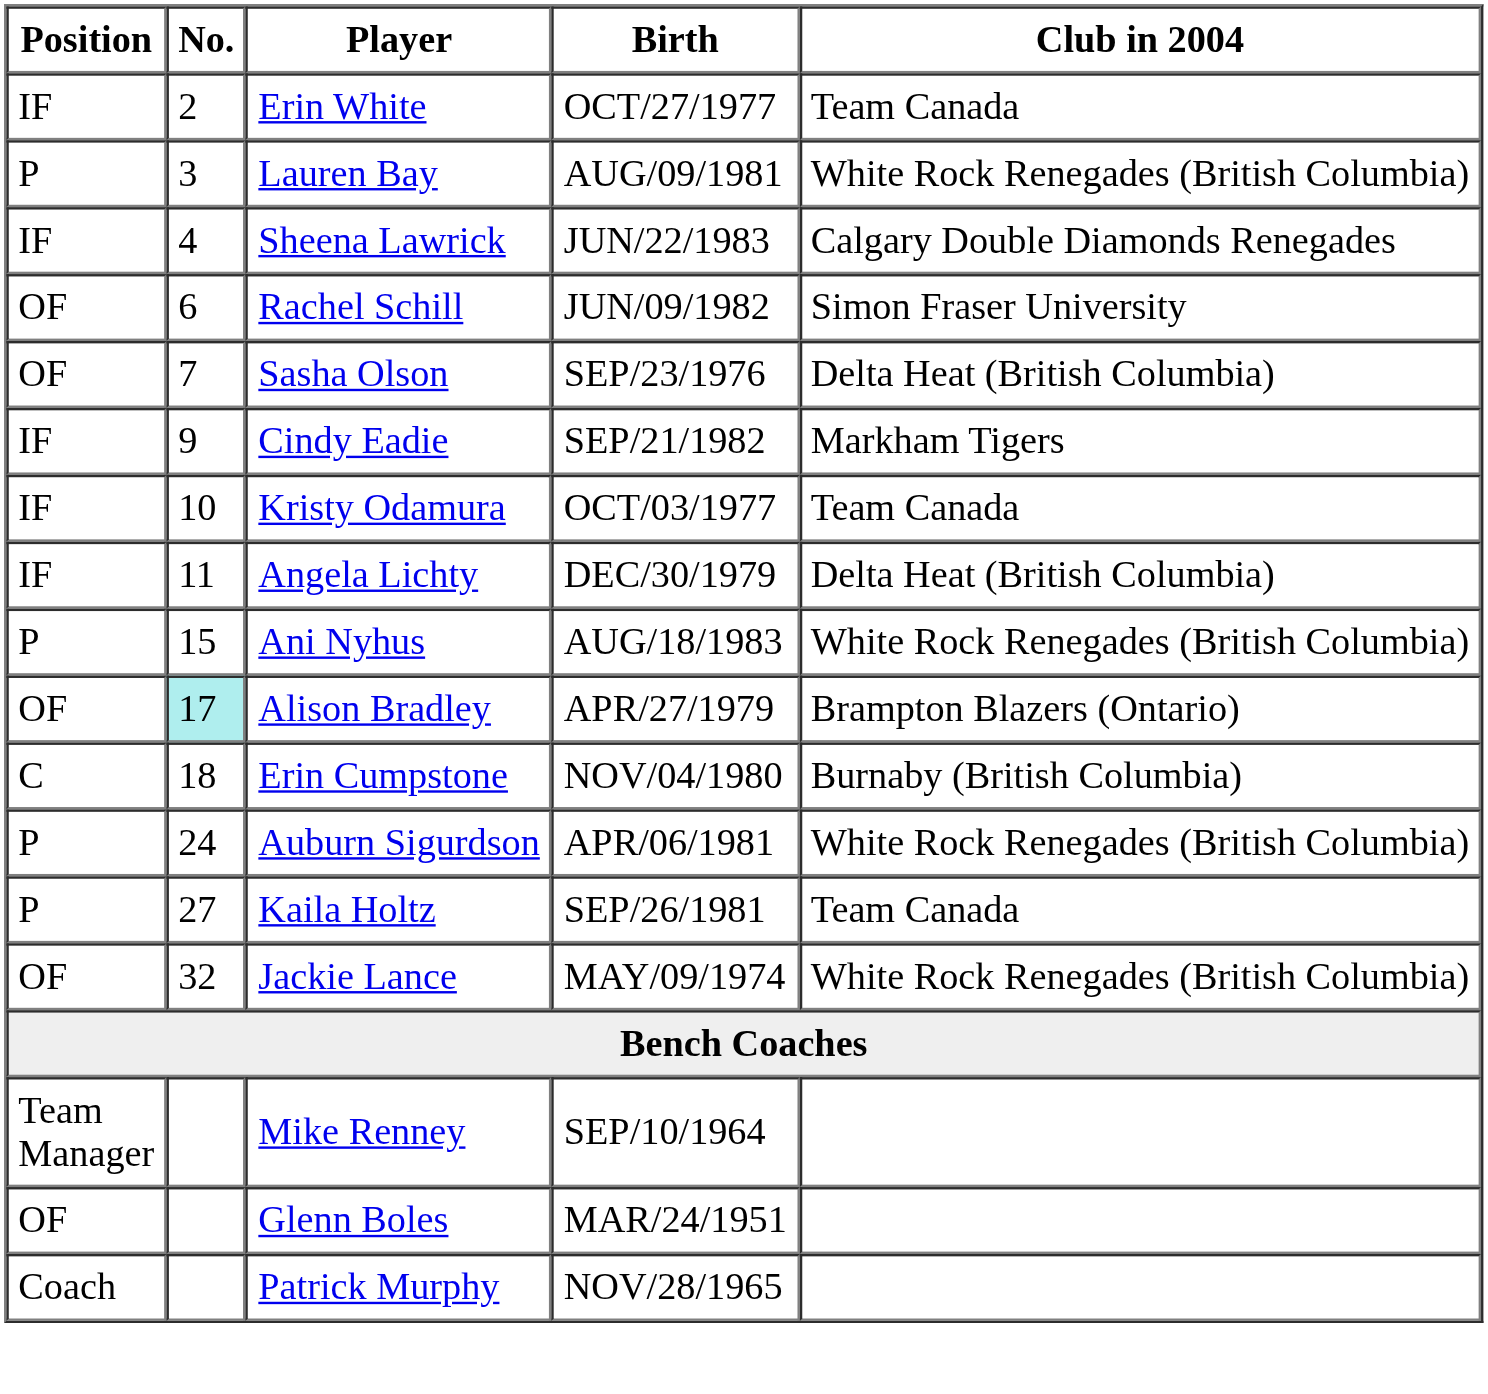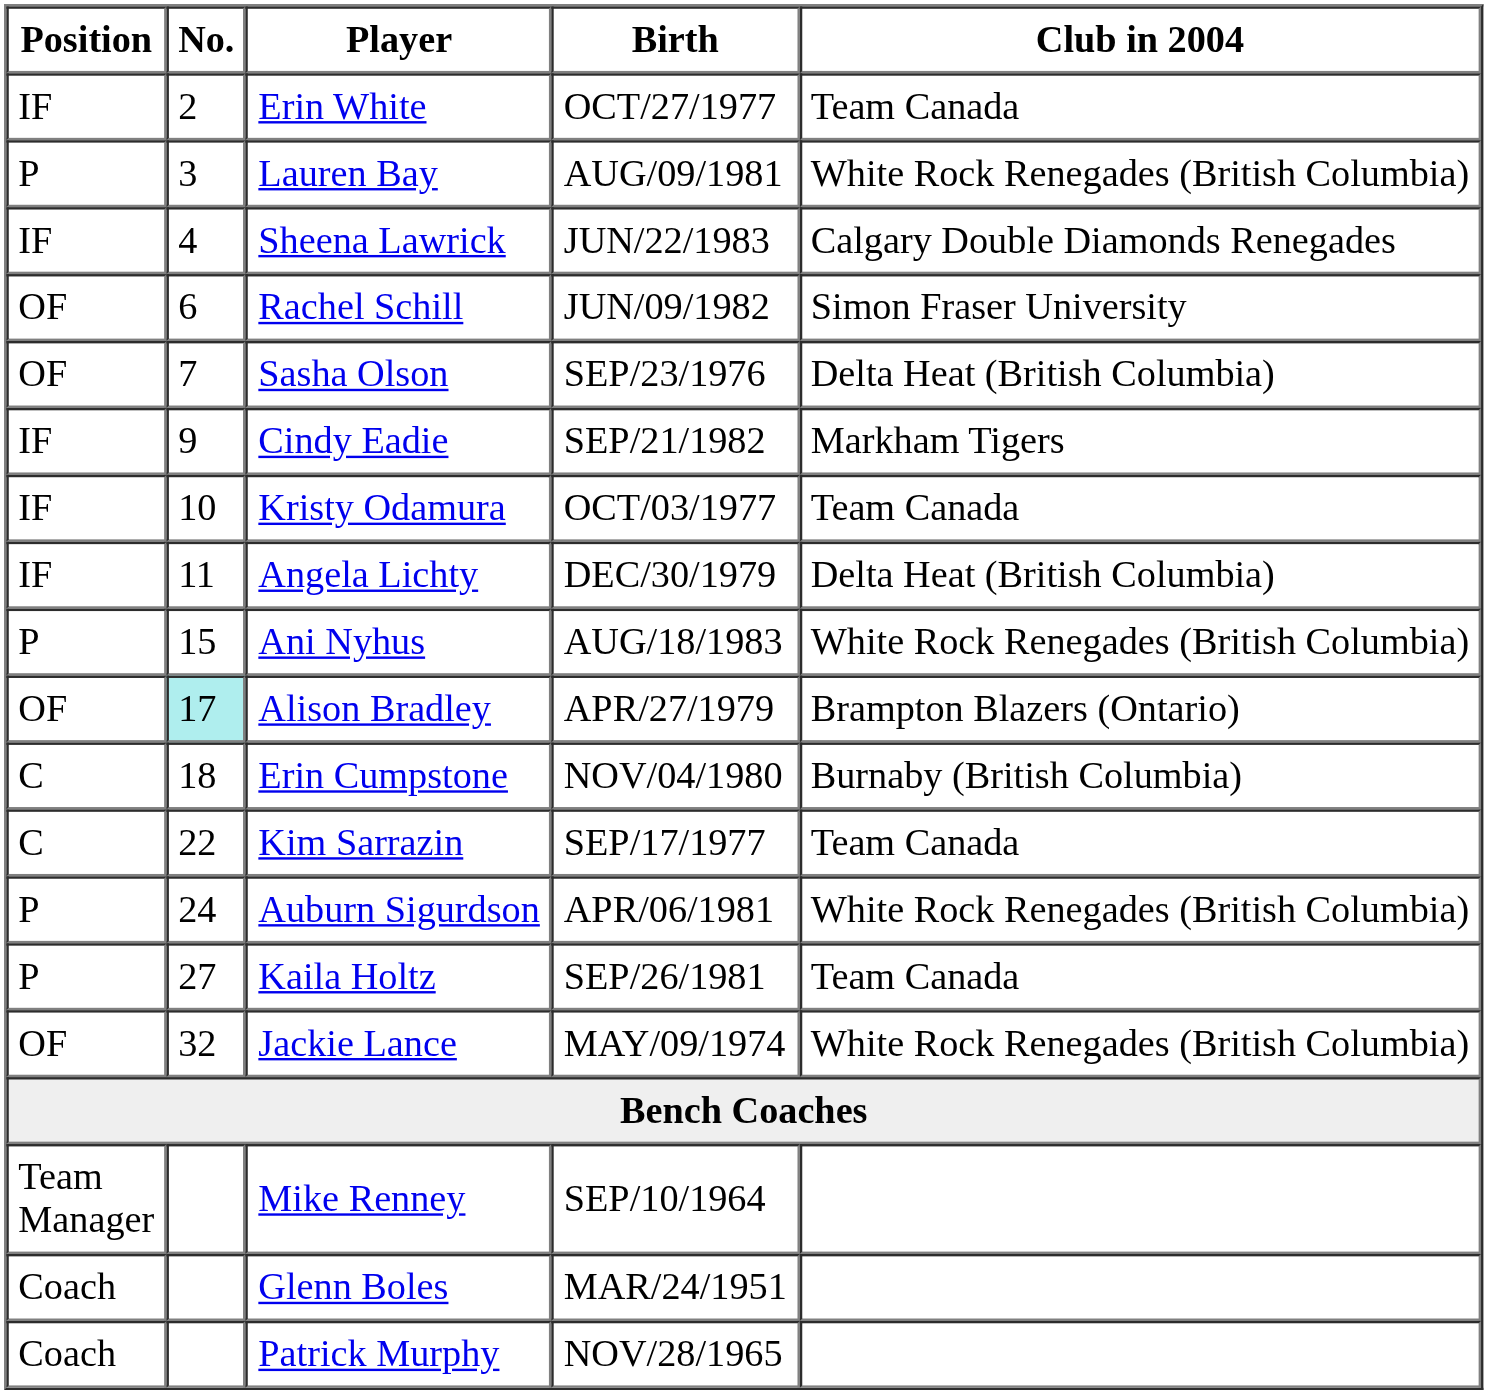+ row: (361, 842)
(43, 1219) OF -> (67, 1286) Coach
